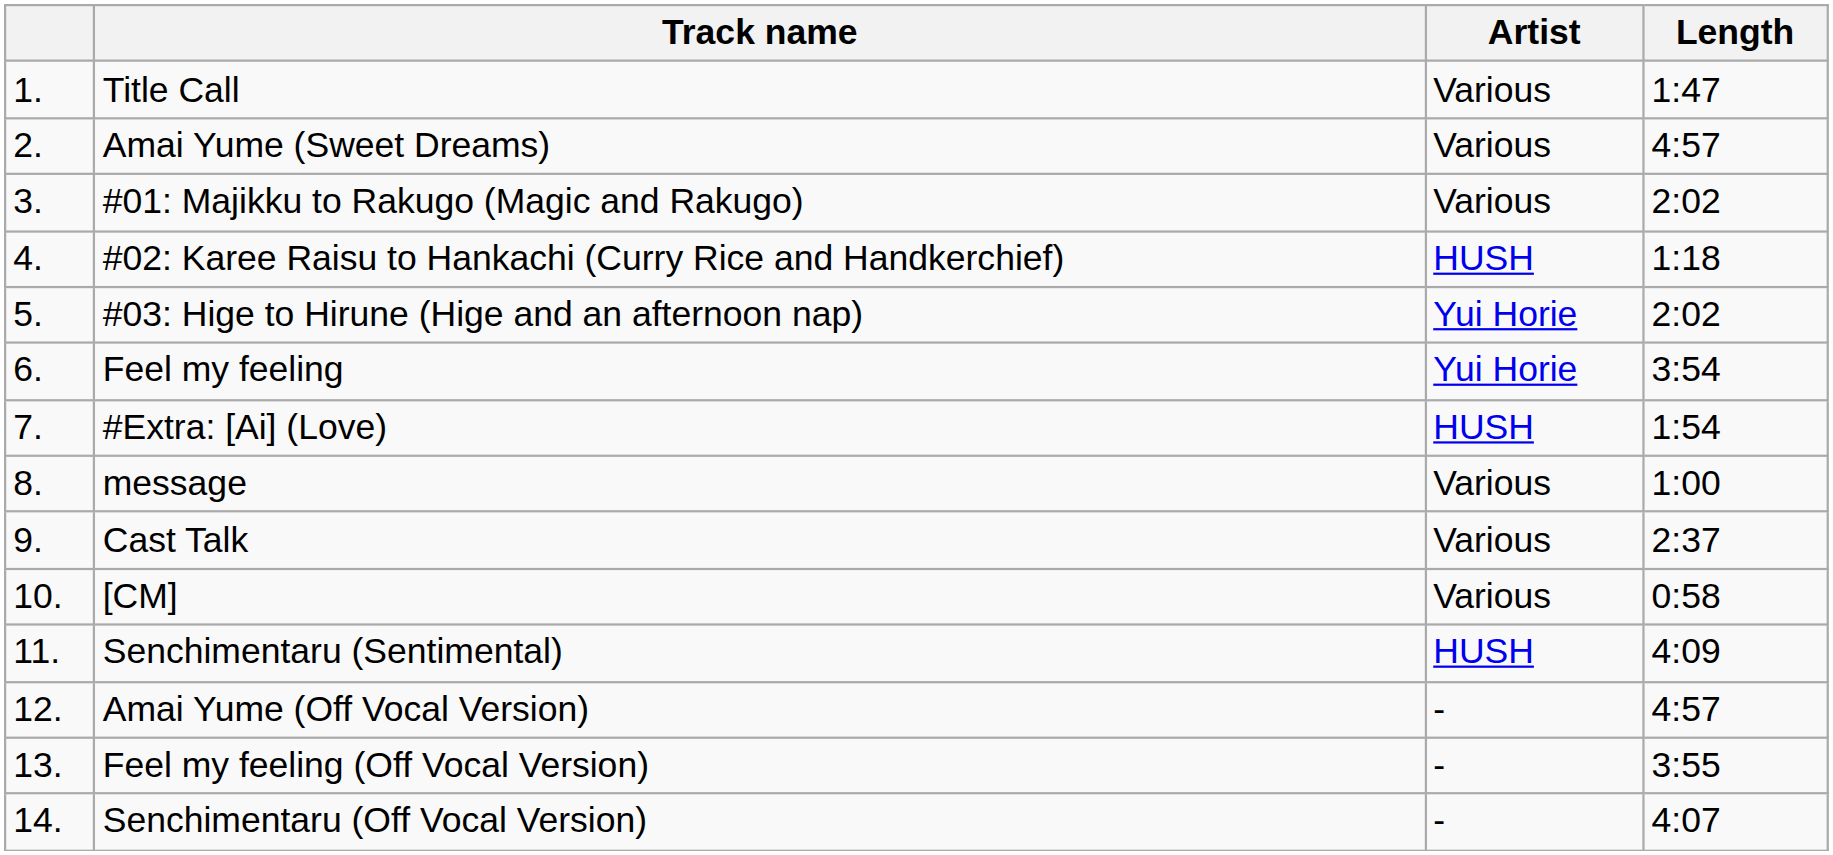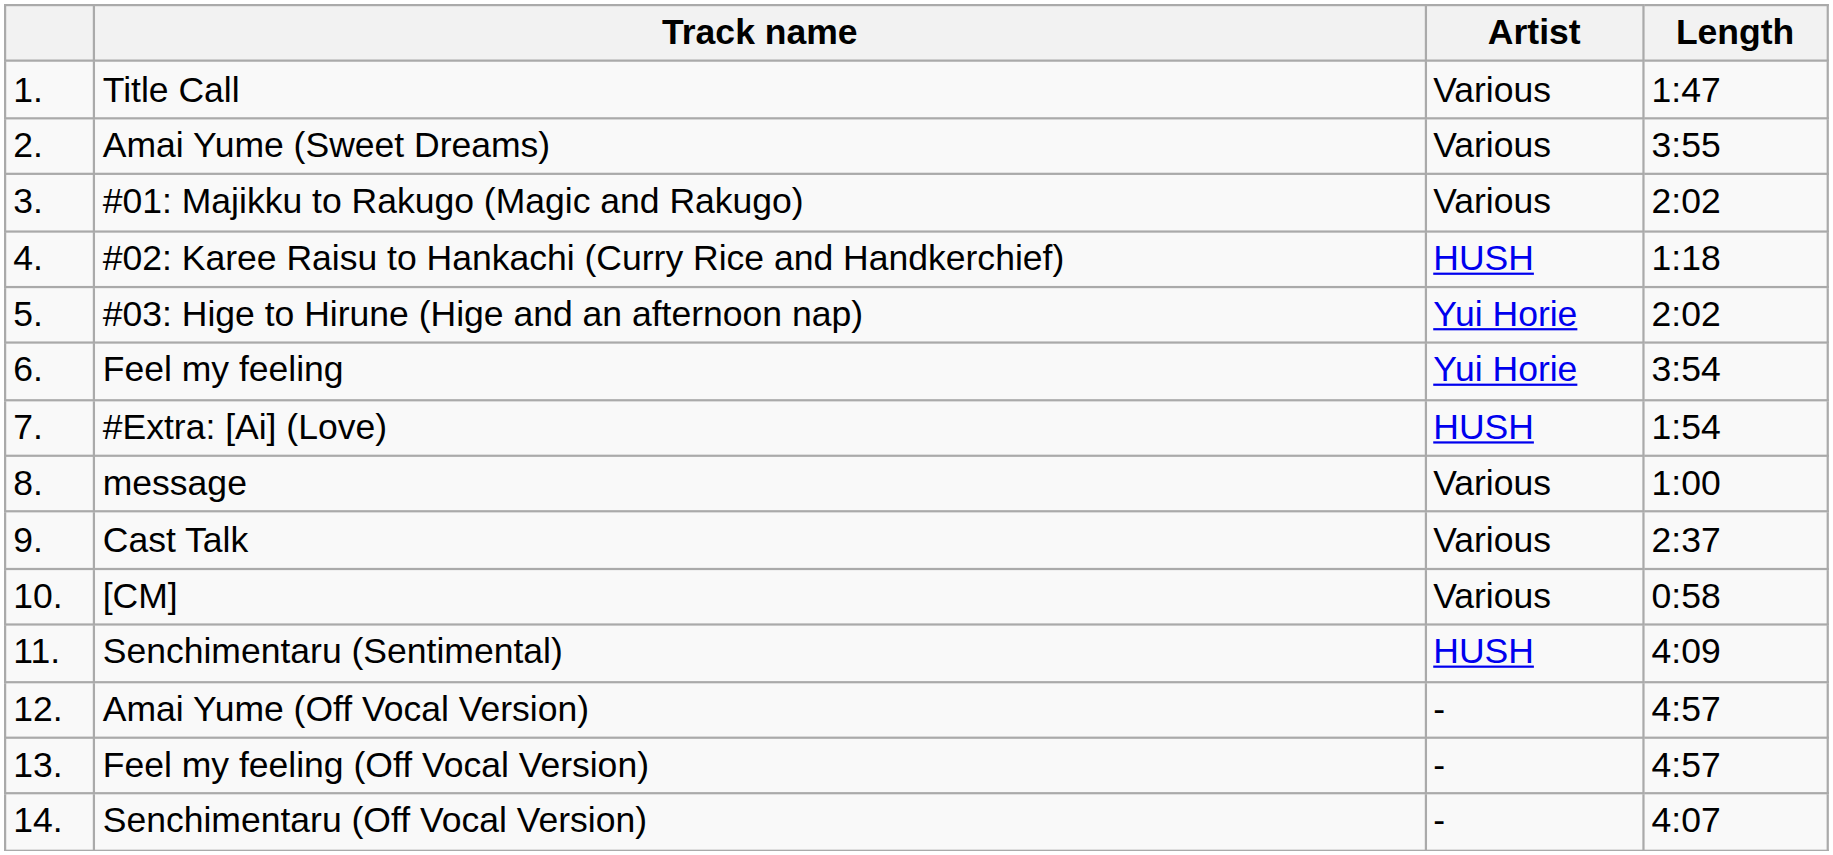(1686, 145) 4:57 -> (1686, 145) 3:55
(1686, 764) 3:55 -> (1686, 764) 4:57
